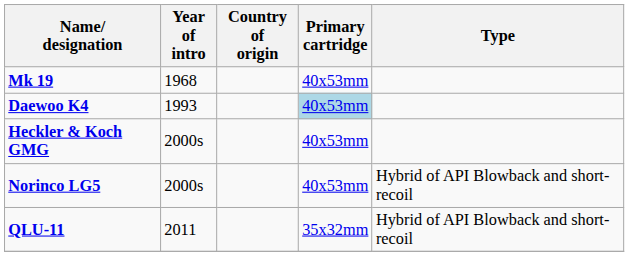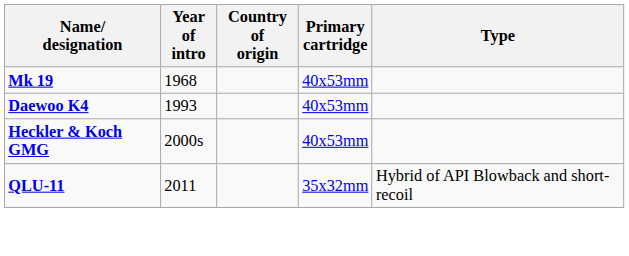(335, 105) lightblue background -> (335, 105) no background
- row: (54, 185)
